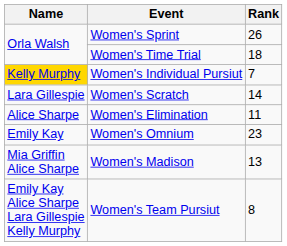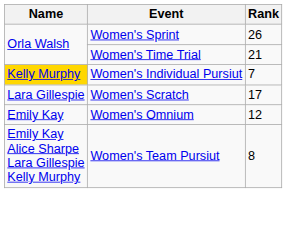(255, 54) 18 -> (255, 54) 21
(255, 94) 14 -> (255, 94) 17
- row: (149, 114)
(255, 134) 23 -> (255, 114) 12
- row: (142, 161)
